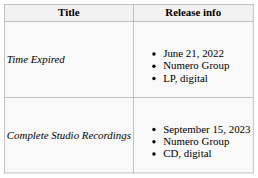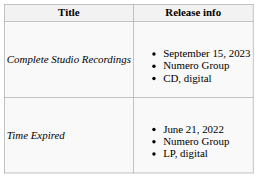rows swapped: (36, 59) <-> (69, 135)
